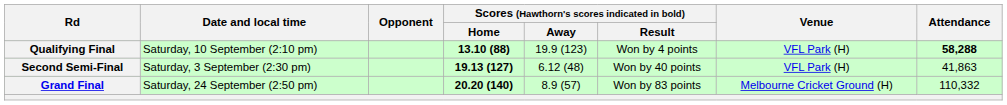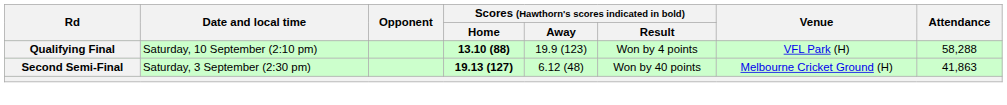(959, 50) bold -> (959, 50) normal
(817, 68) VFL Park (H) -> (817, 68) Melbourne Cricket Ground (H)
- row: (72, 86)
